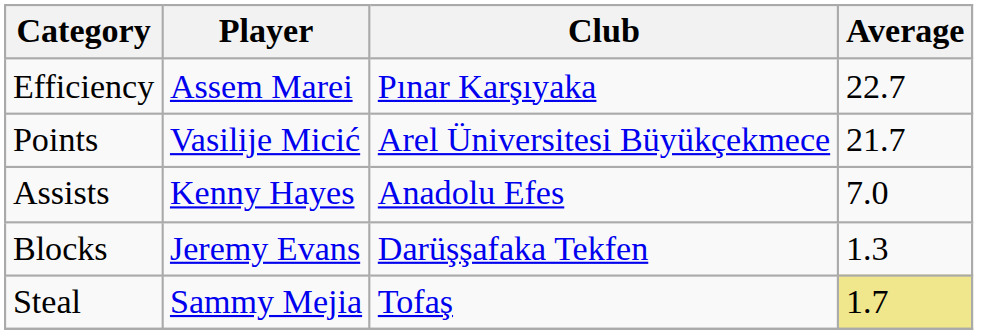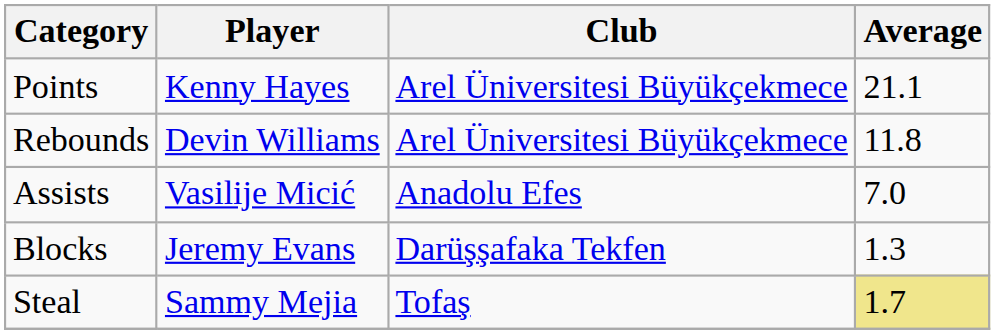- row: (84, 85)
(265, 139) Vasilije Micić -> (257, 85) Kenny Hayes
(876, 139) 21.7 -> (893, 85) 21.1
+ row: (81, 139)
(262, 193) Kenny Hayes -> (260, 193) Vasilije Micić
